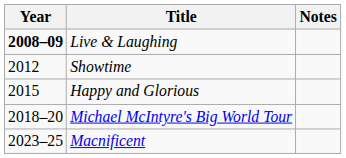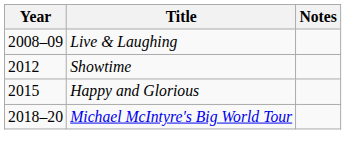(36, 41) bold -> (36, 41) normal
- row: (108, 141)
